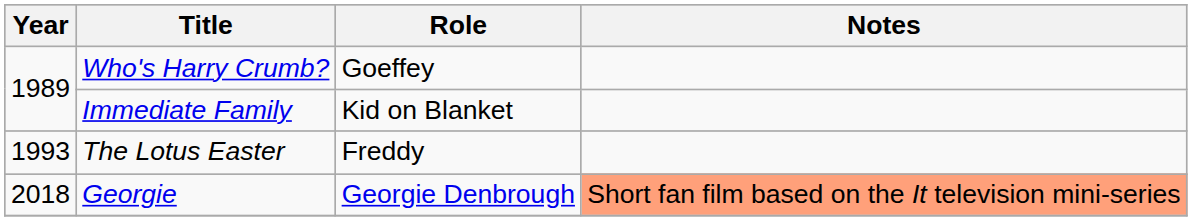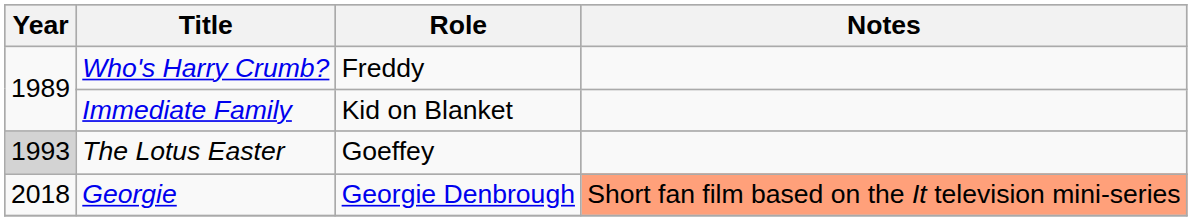(388, 67) Goeffey -> (383, 67) Freddy
(40, 151) no background -> (40, 151) lightgrey background
(383, 151) Freddy -> (388, 151) Goeffey
